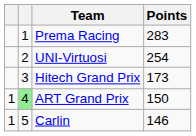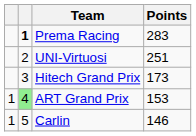(25, 36) normal -> (25, 36) bold
(158, 57) 254 -> (158, 57) 251
(158, 99) 150 -> (158, 99) 153
